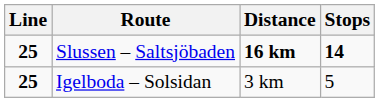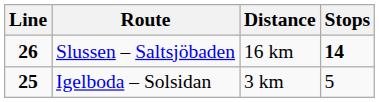(28, 50) 25 -> (28, 50) 26
(270, 50) bold -> (269, 50) normal
